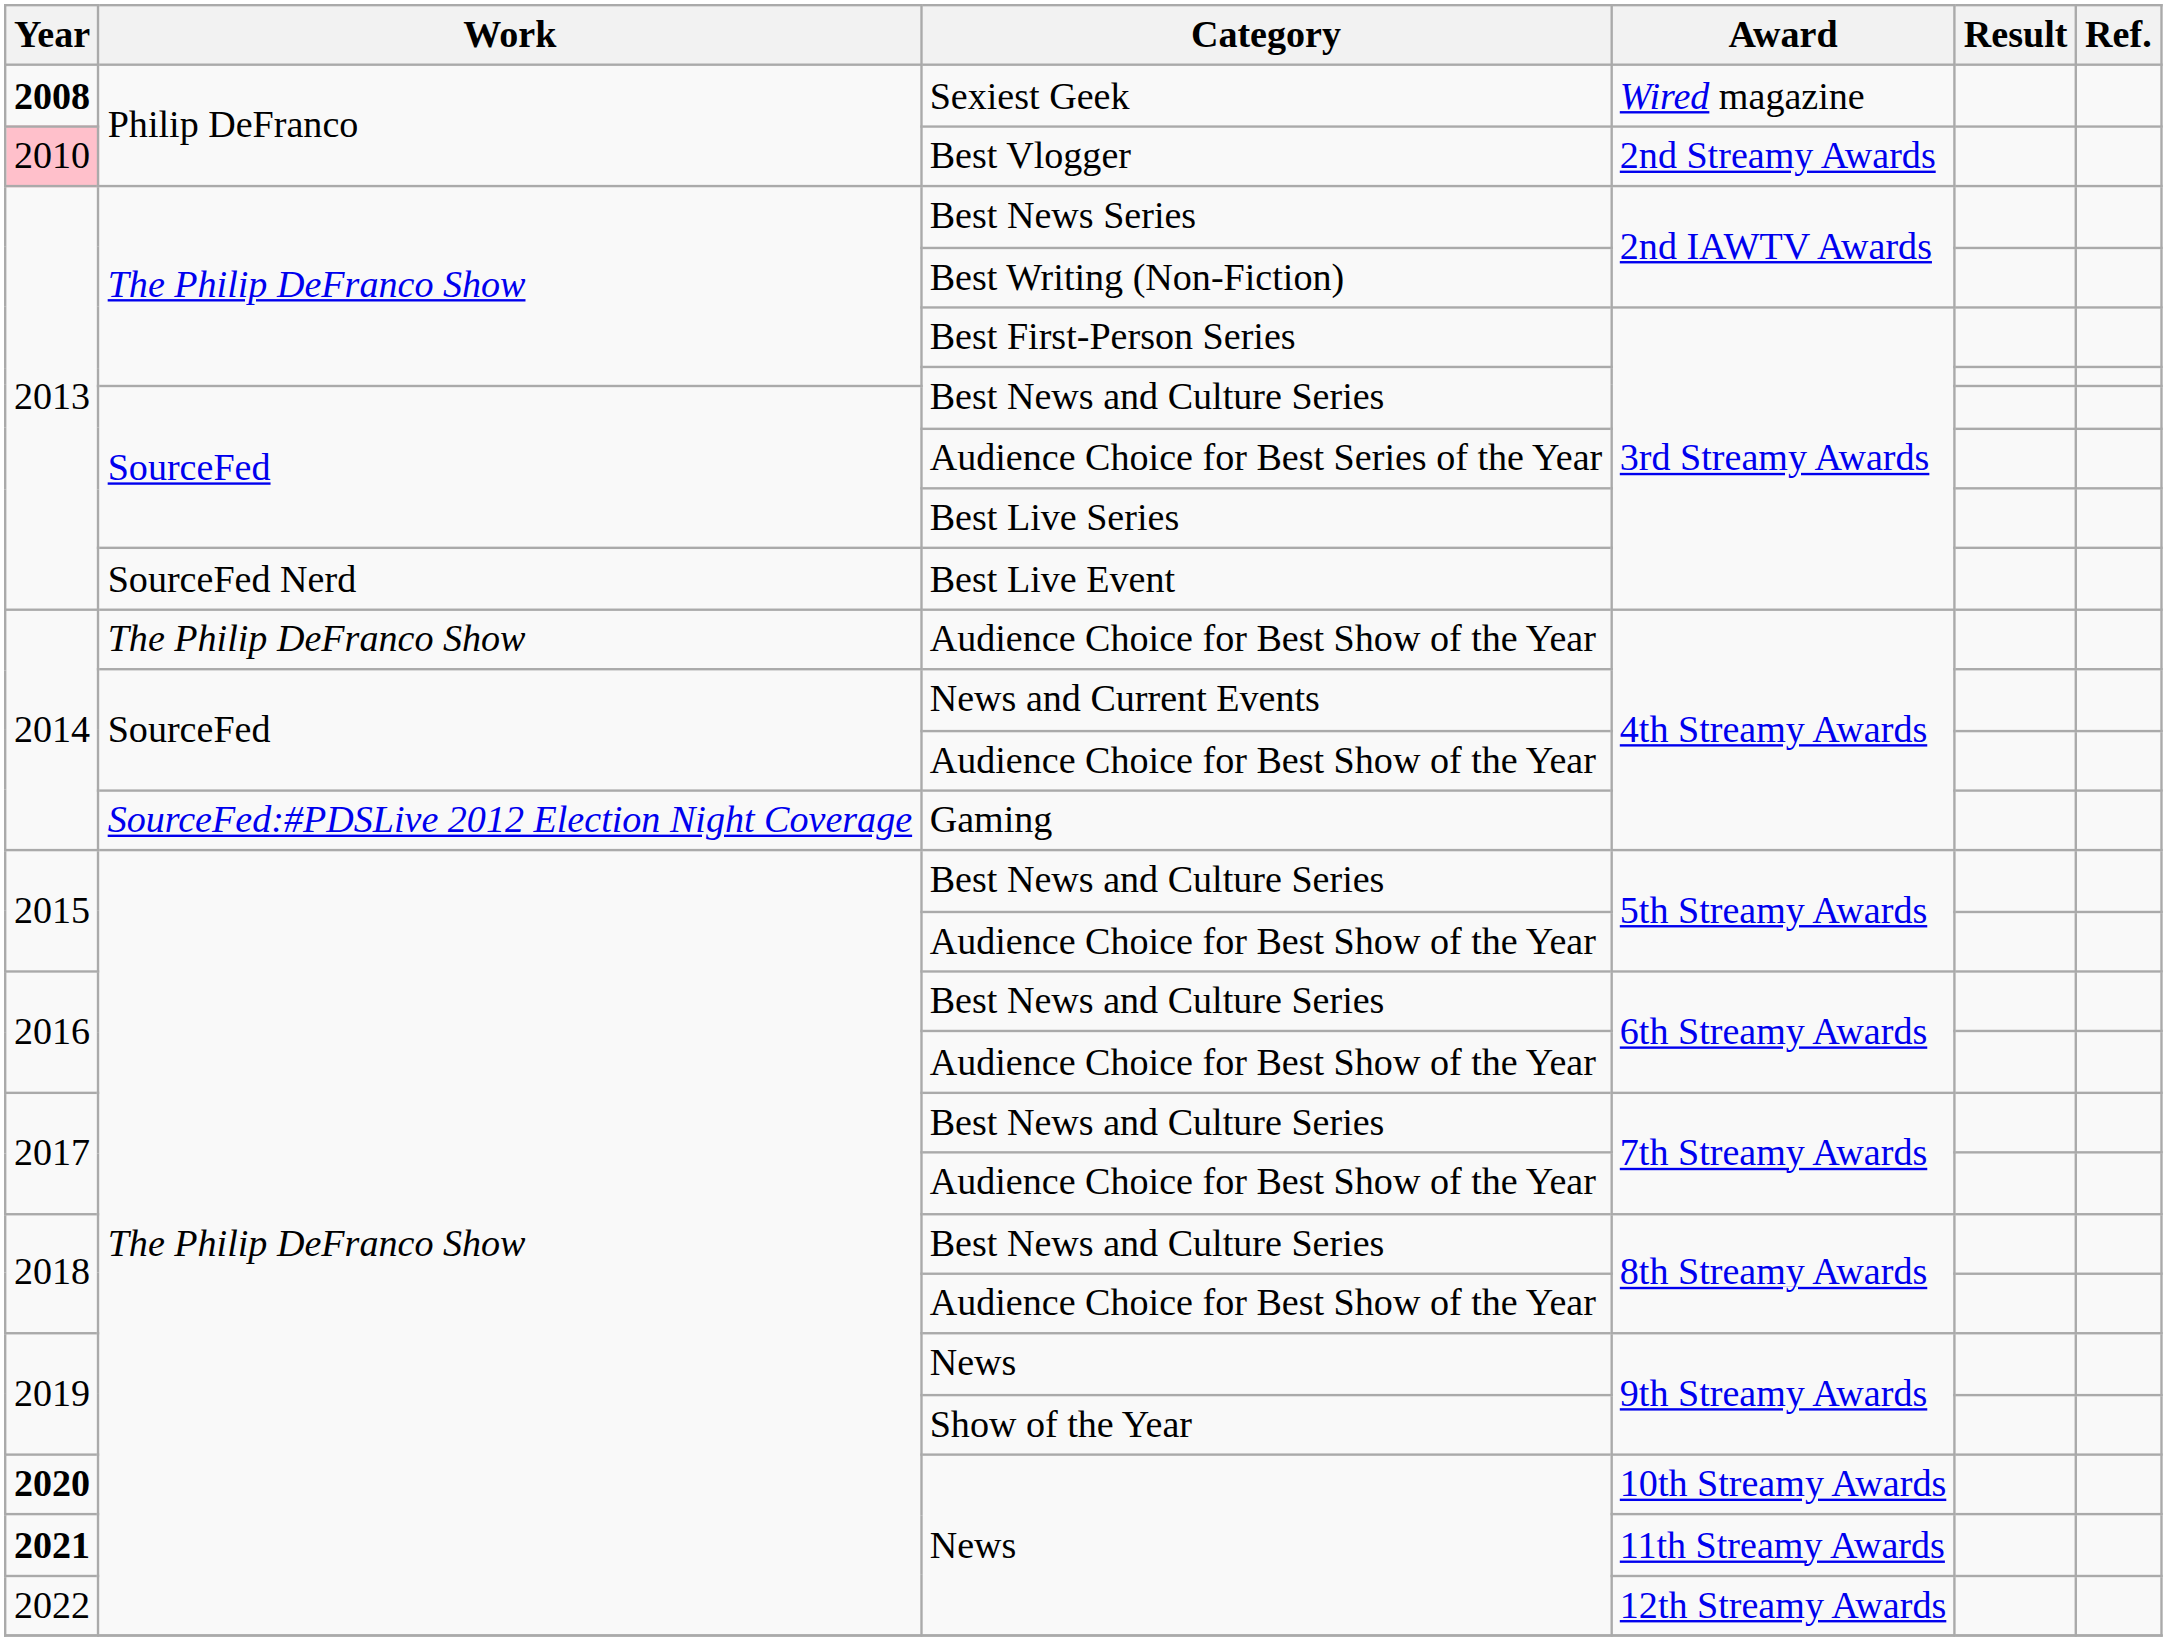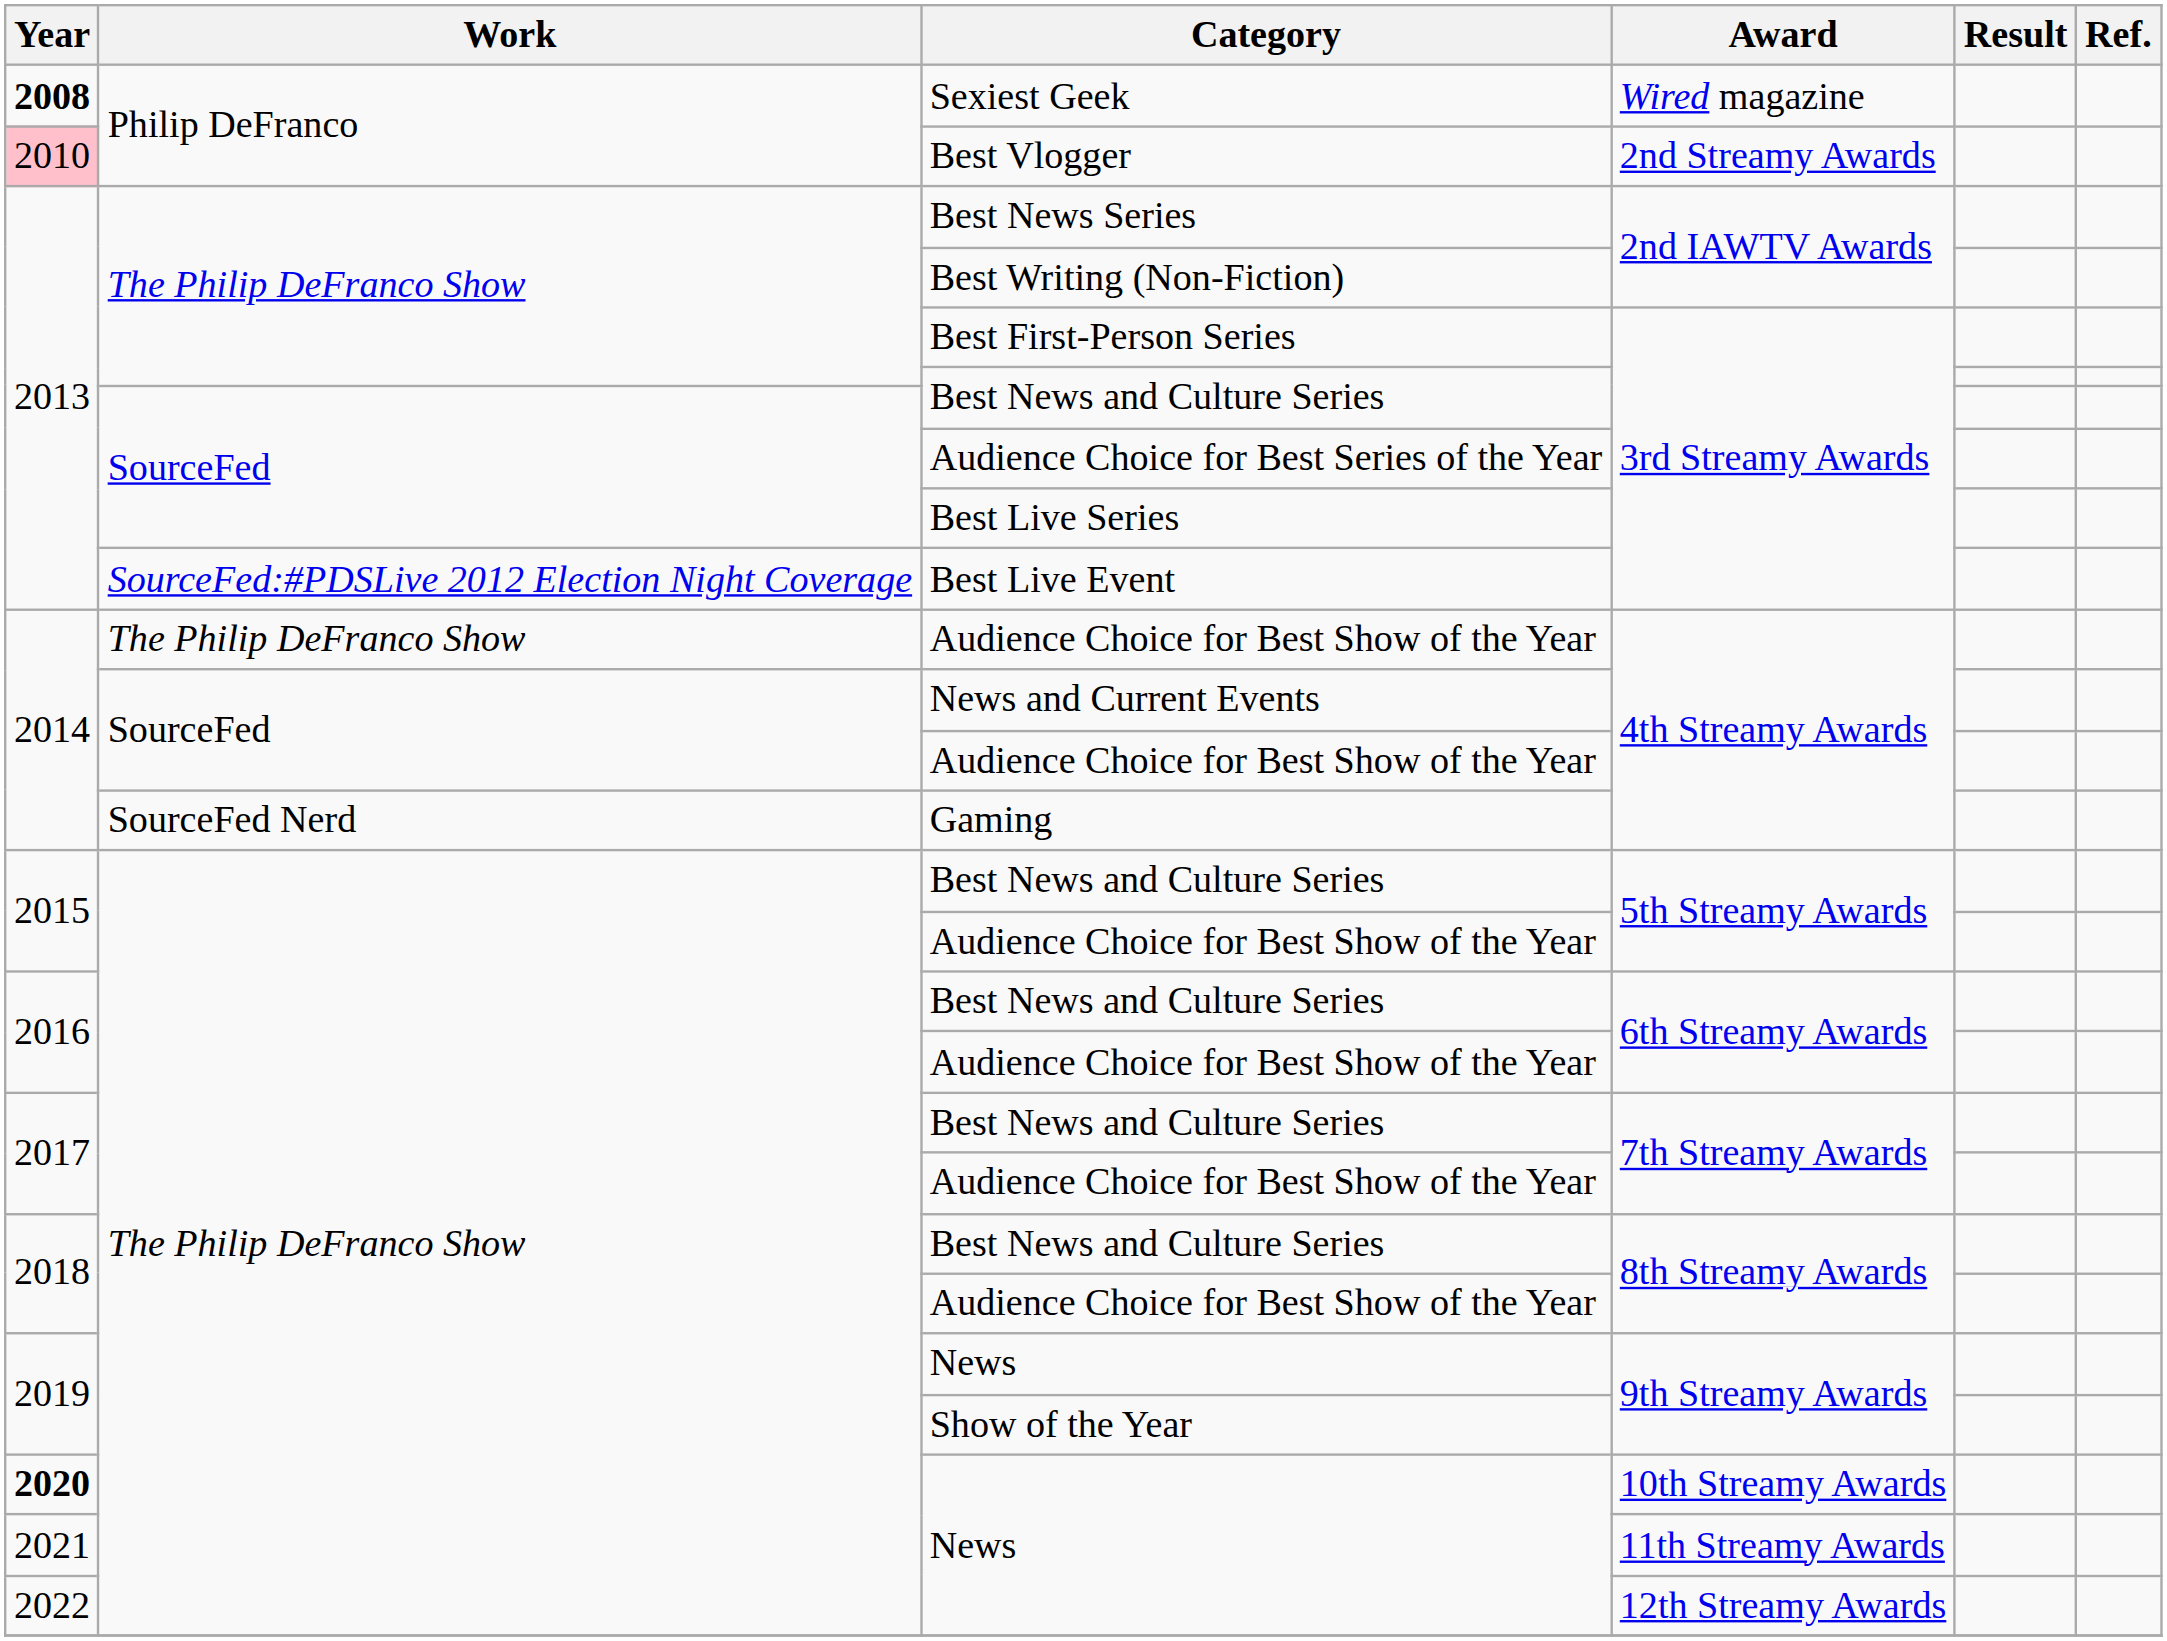(232, 578) SourceFed Nerd -> (510, 578) SourceFed:#PDSLive 2012 Election Night Coverage
(510, 819) SourceFed:#PDSLive 2012 Election Night Coverage -> (232, 819) SourceFed Nerd
(52, 1544) bold -> (52, 1544) normal
